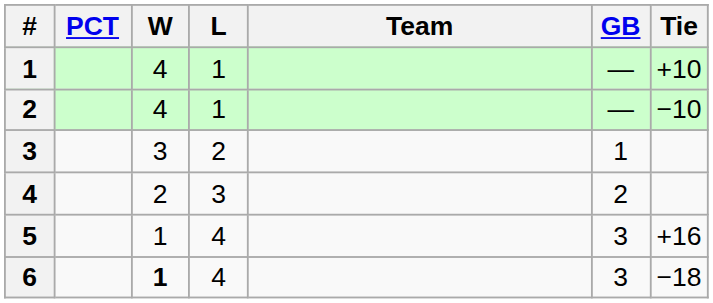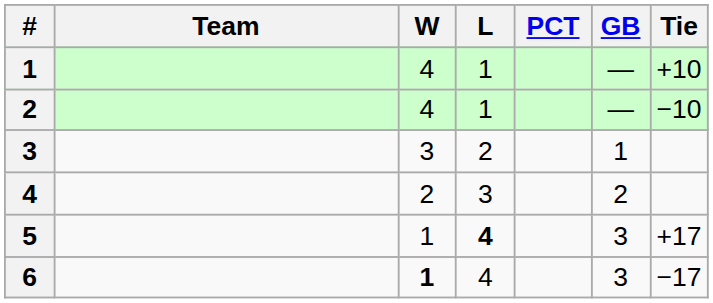columns swapped: (420, 26) <-> (93, 26)
(219, 236) normal -> (485, 236) bold
(679, 236) +16 -> (679, 236) +17
(679, 277) −18 -> (679, 277) −17
